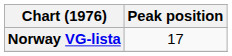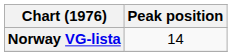(175, 39) 17 -> (175, 39) 14
